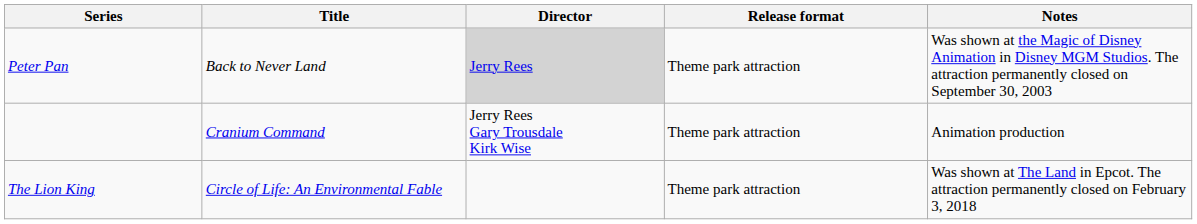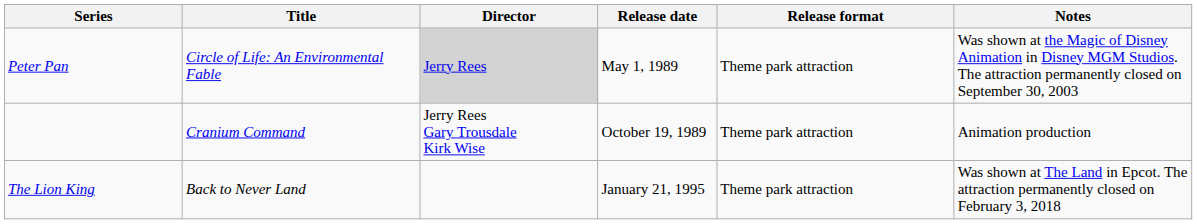+ column: (657, 16)
(266, 65) Back to Never Land -> (285, 65) Circle of Life: An Environmental Fable
(324, 189) Circle of Life: An Environmental Fable -> (246, 189) Back to Never Land
